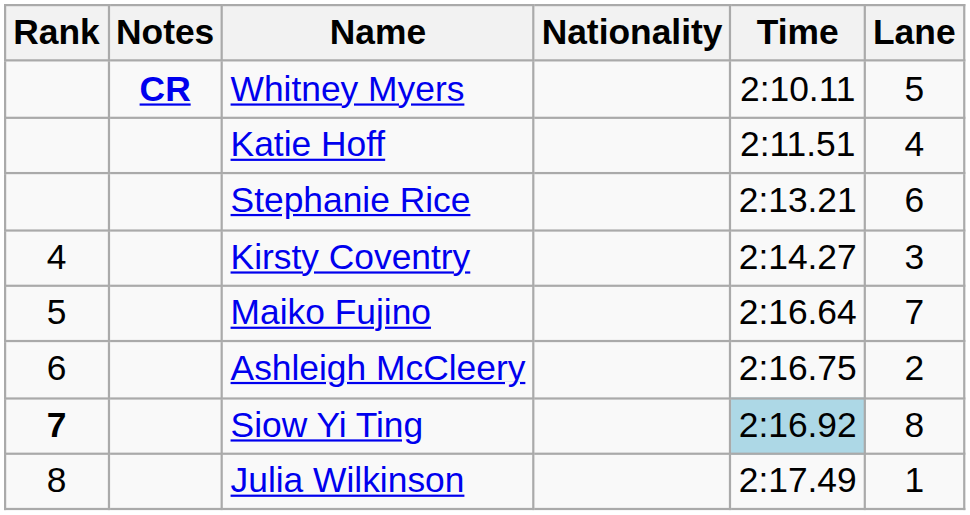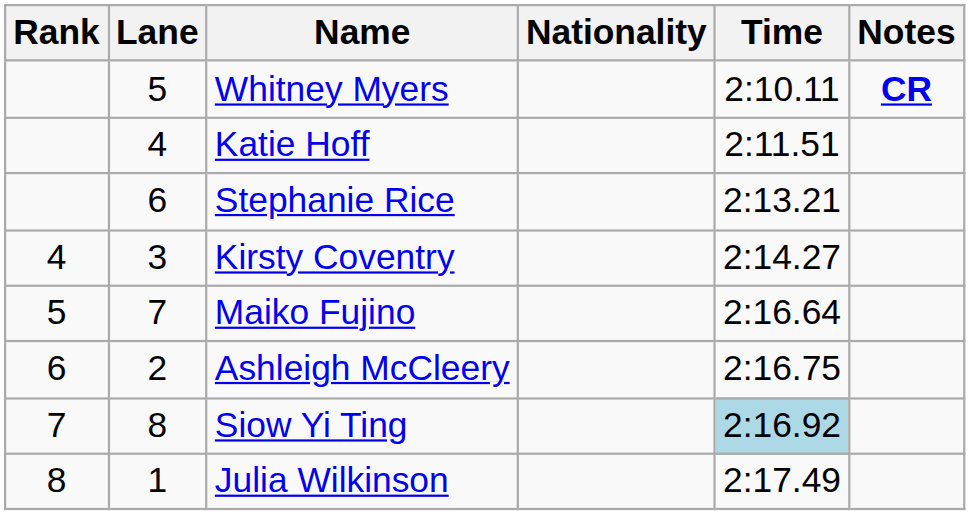columns swapped: (914, 32) <-> (165, 32)
(56, 425) bold -> (56, 425) normal
